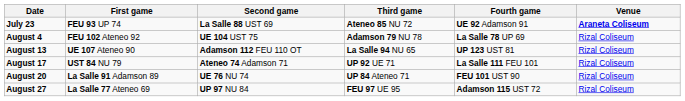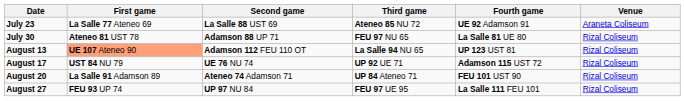(94, 24) FEU 93 UP 74 -> (110, 24) La Salle 77 Ateneo 69
(614, 24) bold -> (616, 24) normal
+ row: (20, 37)
- row: (24, 37)
(101, 50) no background -> (103, 50) lightsalmon background
(244, 63) Ateneo 74 Adamson 71 -> (229, 63) UE 76 NU 74
(497, 63) La Salle 111 FEU 101 -> (500, 63) Adamson 115 UST 72
(224, 76) UE 76 NU 74 -> (248, 76) Ateneo 74 Adamson 71
(109, 89) La Salle 77 Ateneo 69 -> (96, 89) FEU 93 UP 74
(498, 89) Adamson 115 UST 72 -> (499, 89) La Salle 111 FEU 101
